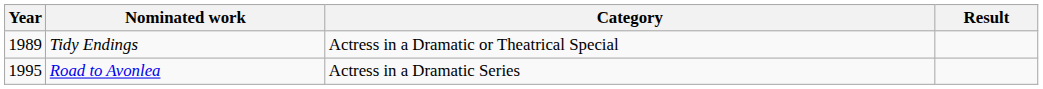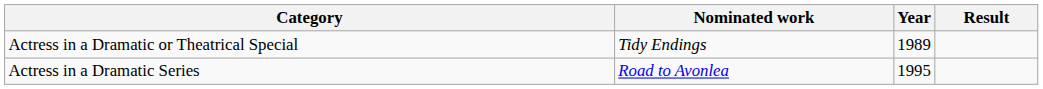columns swapped: (25, 17) <-> (630, 17)
